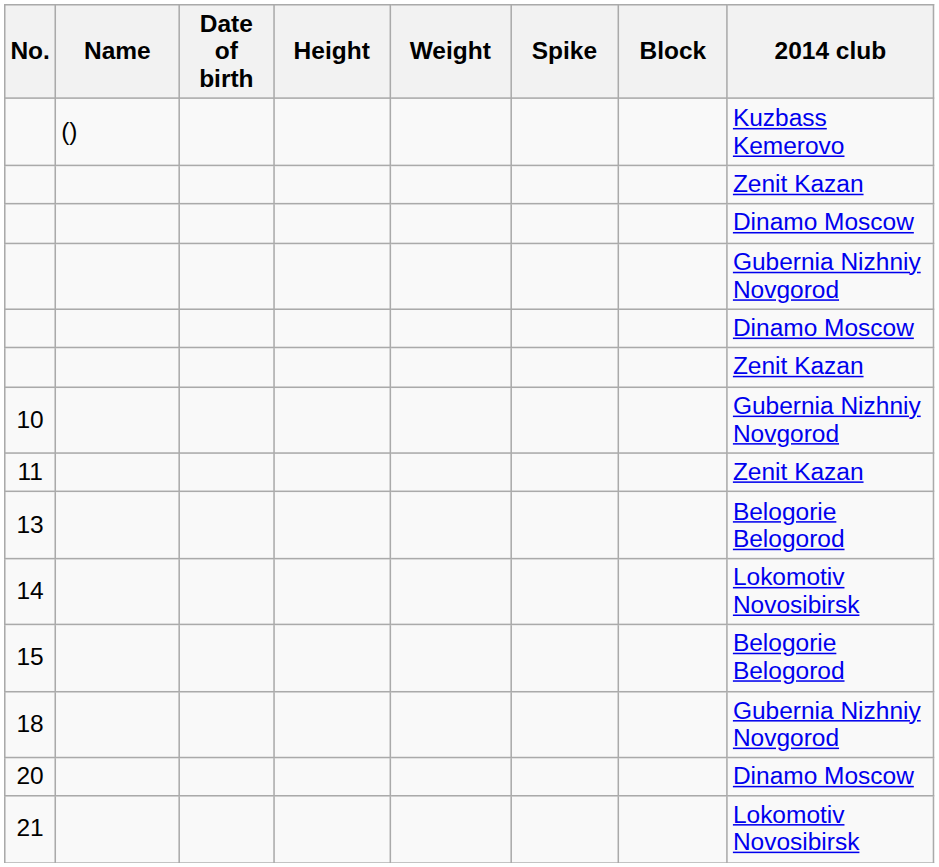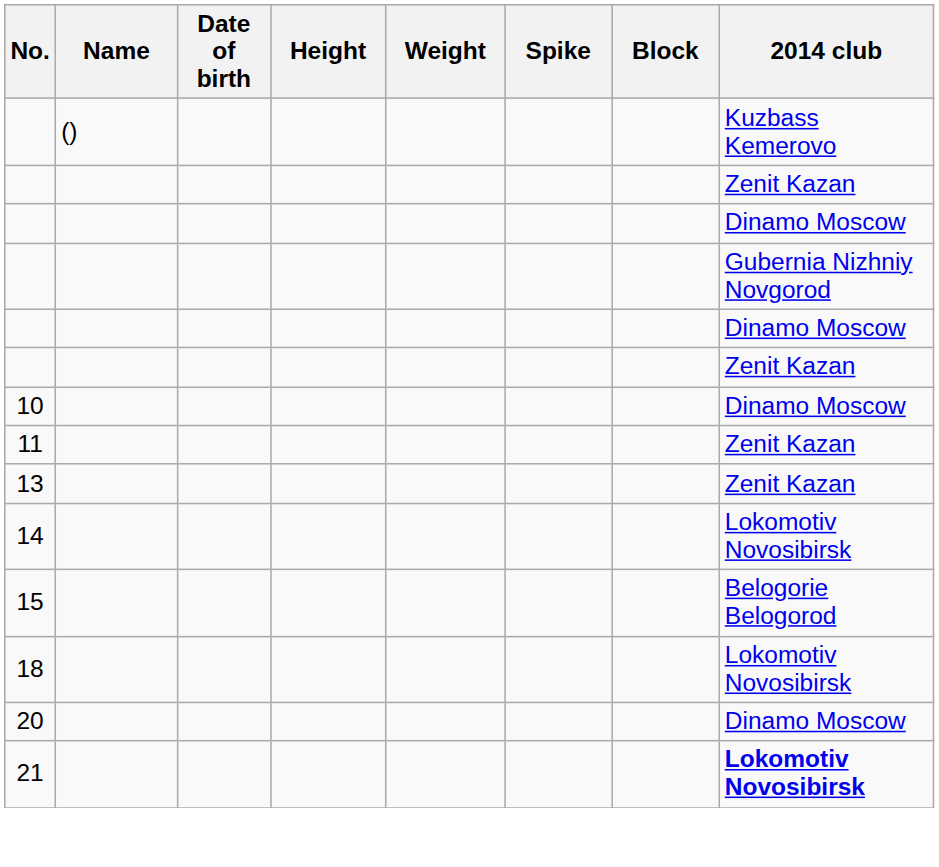(827, 419) Gubernia Nizhniy Novgorod -> (815, 405) Dinamo Moscow
(789, 524) Belogorie Belogorod -> (790, 483) Zenit Kazan
(827, 723) Gubernia Nizhniy Novgorod -> (788, 668) Lokomotiv Novosibirsk
(796, 829) normal -> (795, 773) bold
